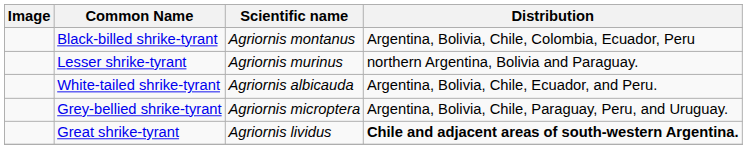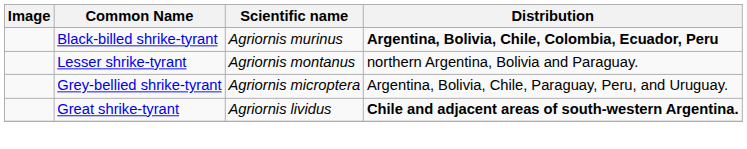(292, 39) Agriornis montanus -> (286, 39) Agriornis murinus
(531, 39) normal -> (543, 39) bold
(286, 62) Agriornis murinus -> (292, 62) Agriornis montanus
- row: (139, 86)
